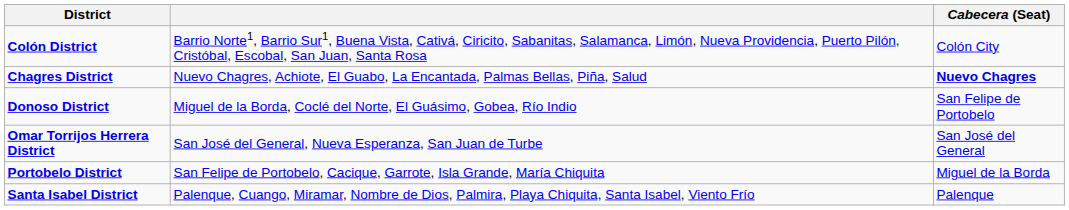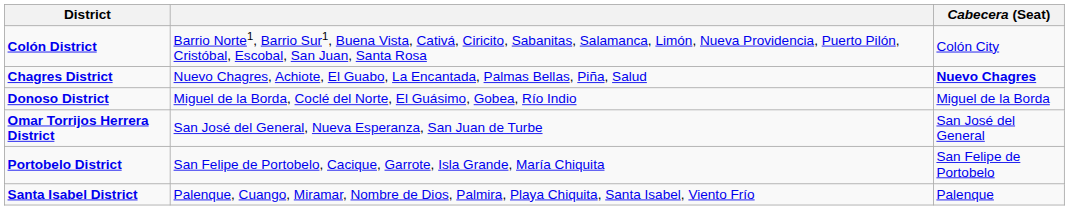(978, 106) San Felipe de Portobelo -> (993, 98) Miguel de la Borda
(993, 172) Miguel de la Borda -> (978, 165) San Felipe de Portobelo
